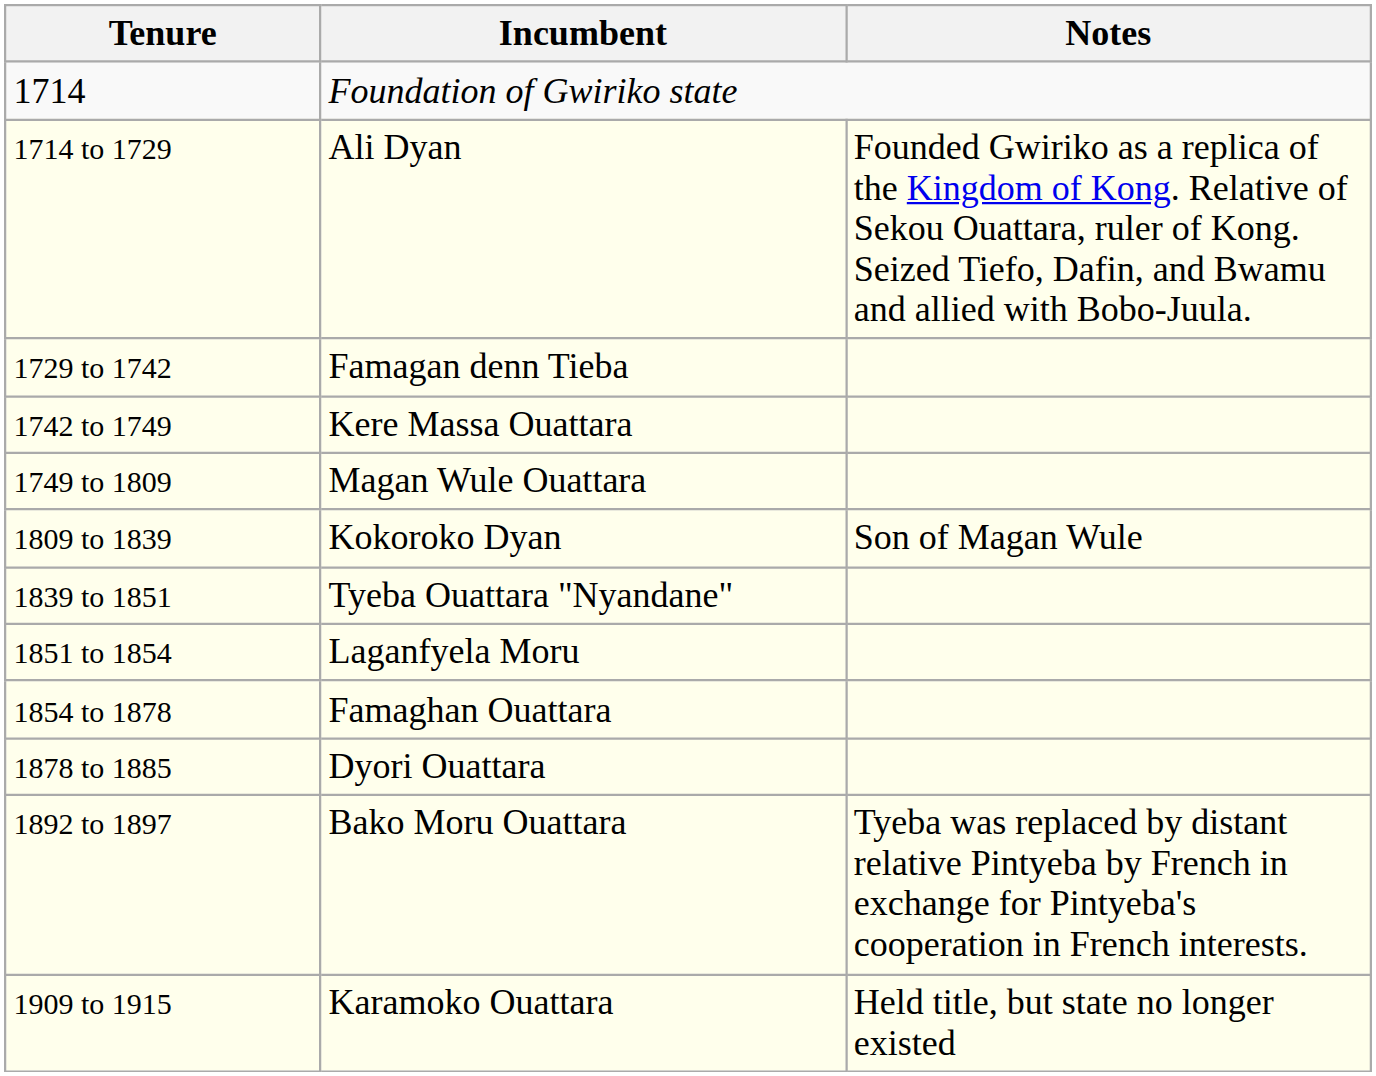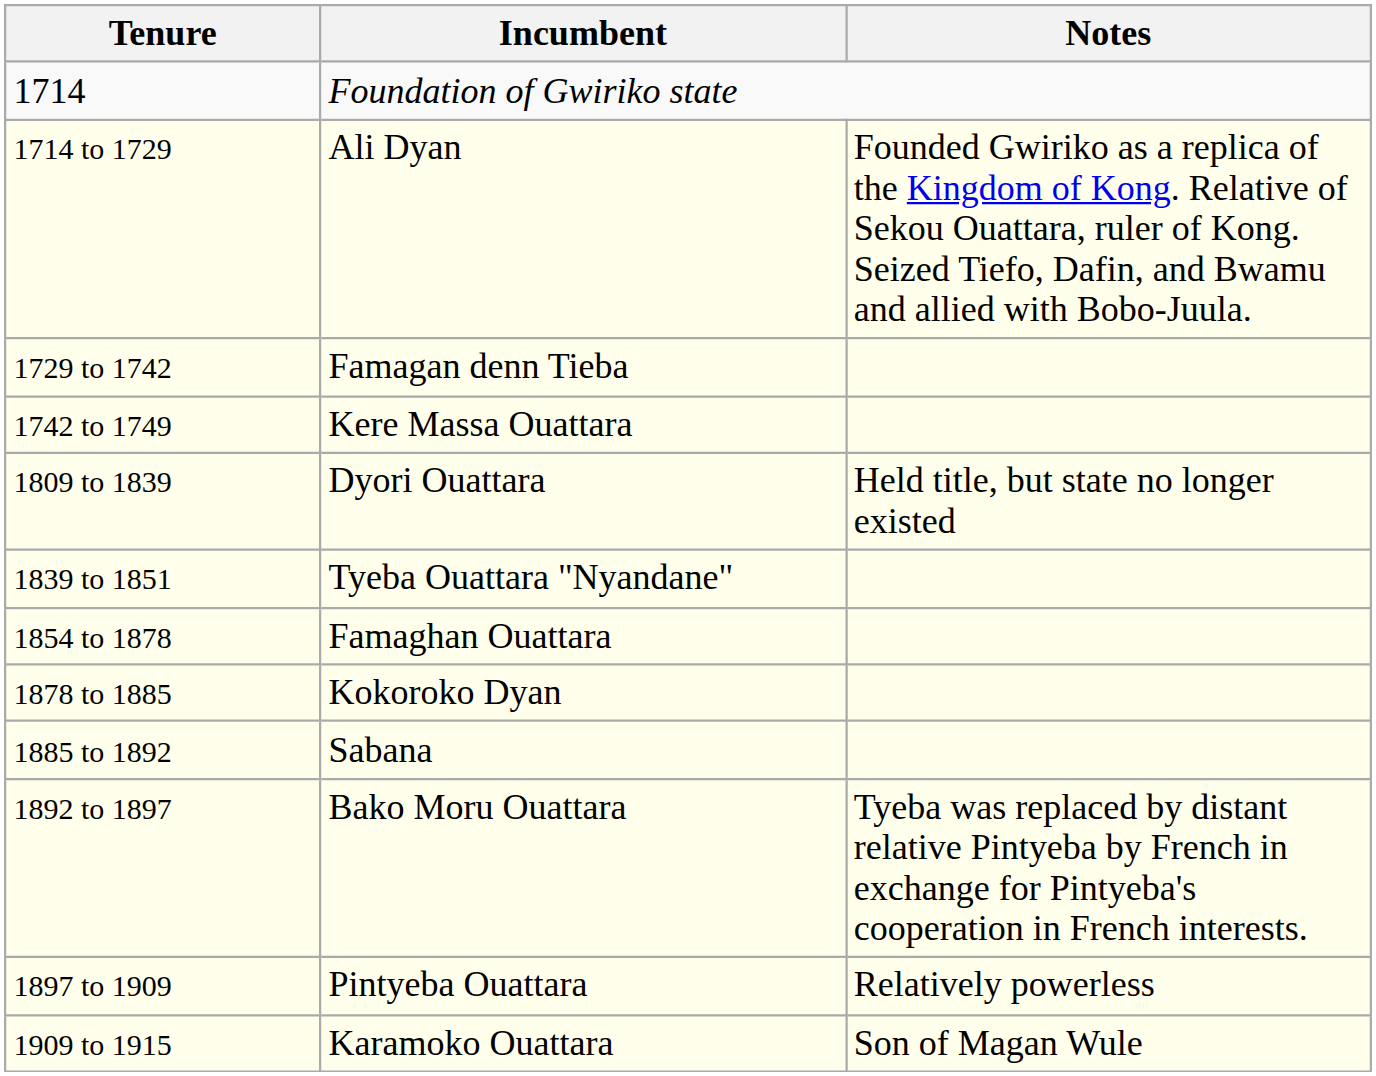- row: (93, 482)
(445, 537) Kokoroko Dyan -> (437, 480) Dyori Ouattara
(998, 537) Son of Magan Wule -> (1064, 500) Held title, but state no longer existed
- row: (93, 654)
(437, 765) Dyori Ouattara -> (445, 692) Kokoroko Dyan
+ row: (93, 751)
+ row: (93, 987)
(1064, 1021) Held title, but state no longer existed -> (998, 1042) Son of Magan Wule
